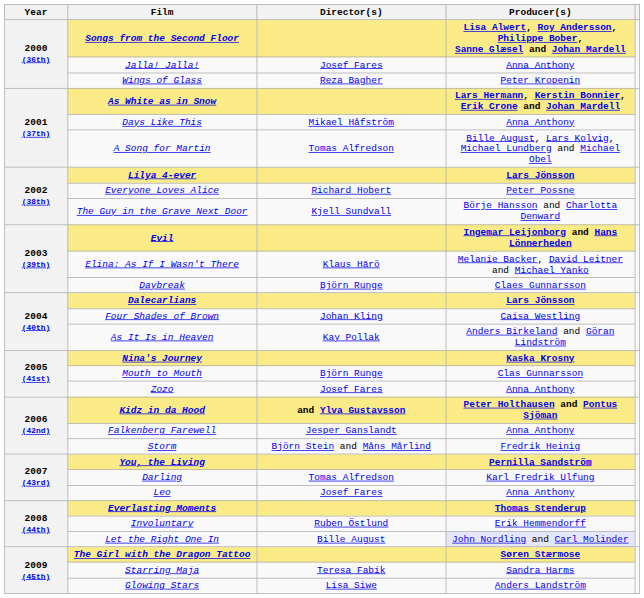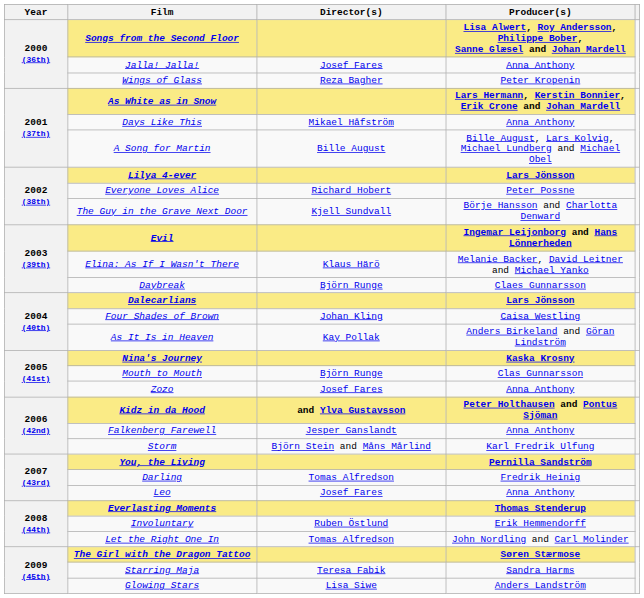(351, 149) Tomas Alfredson -> (351, 149) Bille August
(540, 446) Fredrik Heinig -> (540, 446) Karl Fredrik Ulfung
(540, 477) Karl Fredrik Ulfung -> (540, 477) Fredrik Heinig
(351, 539) Bille August -> (351, 539) Tomas Alfredson
(540, 539) lavender background -> (540, 539) no background
